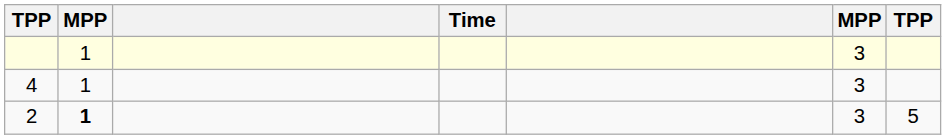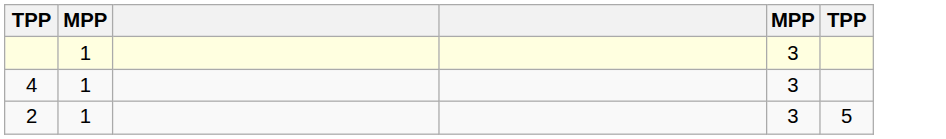- column: (472, 20)
(85, 117) bold -> (85, 117) normal
